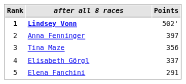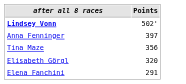- column: (15, 11)
(172, 60) 337 -> (152, 60) 320
